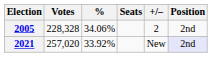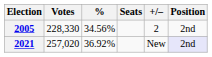(63, 28) 228,328 -> (63, 28) 228,330
(100, 28) 34.06% -> (100, 28) 34.56%
(100, 44) 33.92% -> (100, 44) 36.92%
